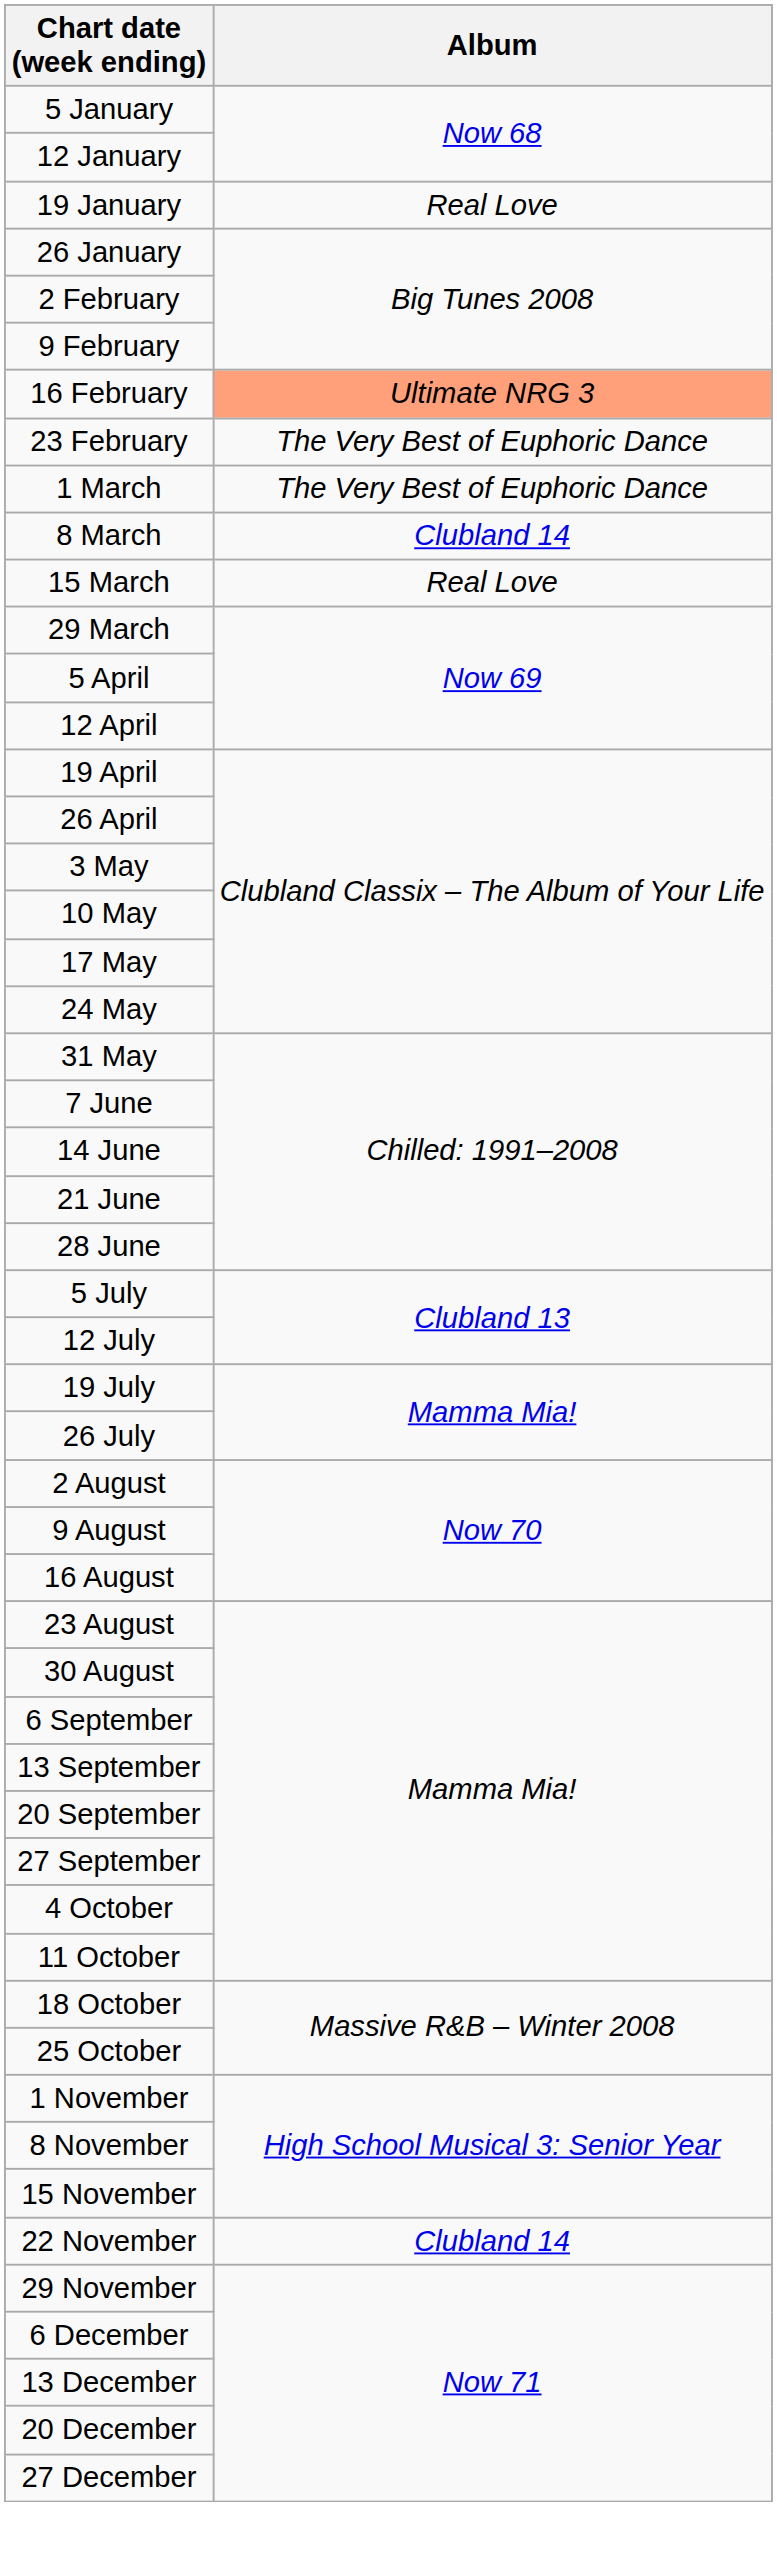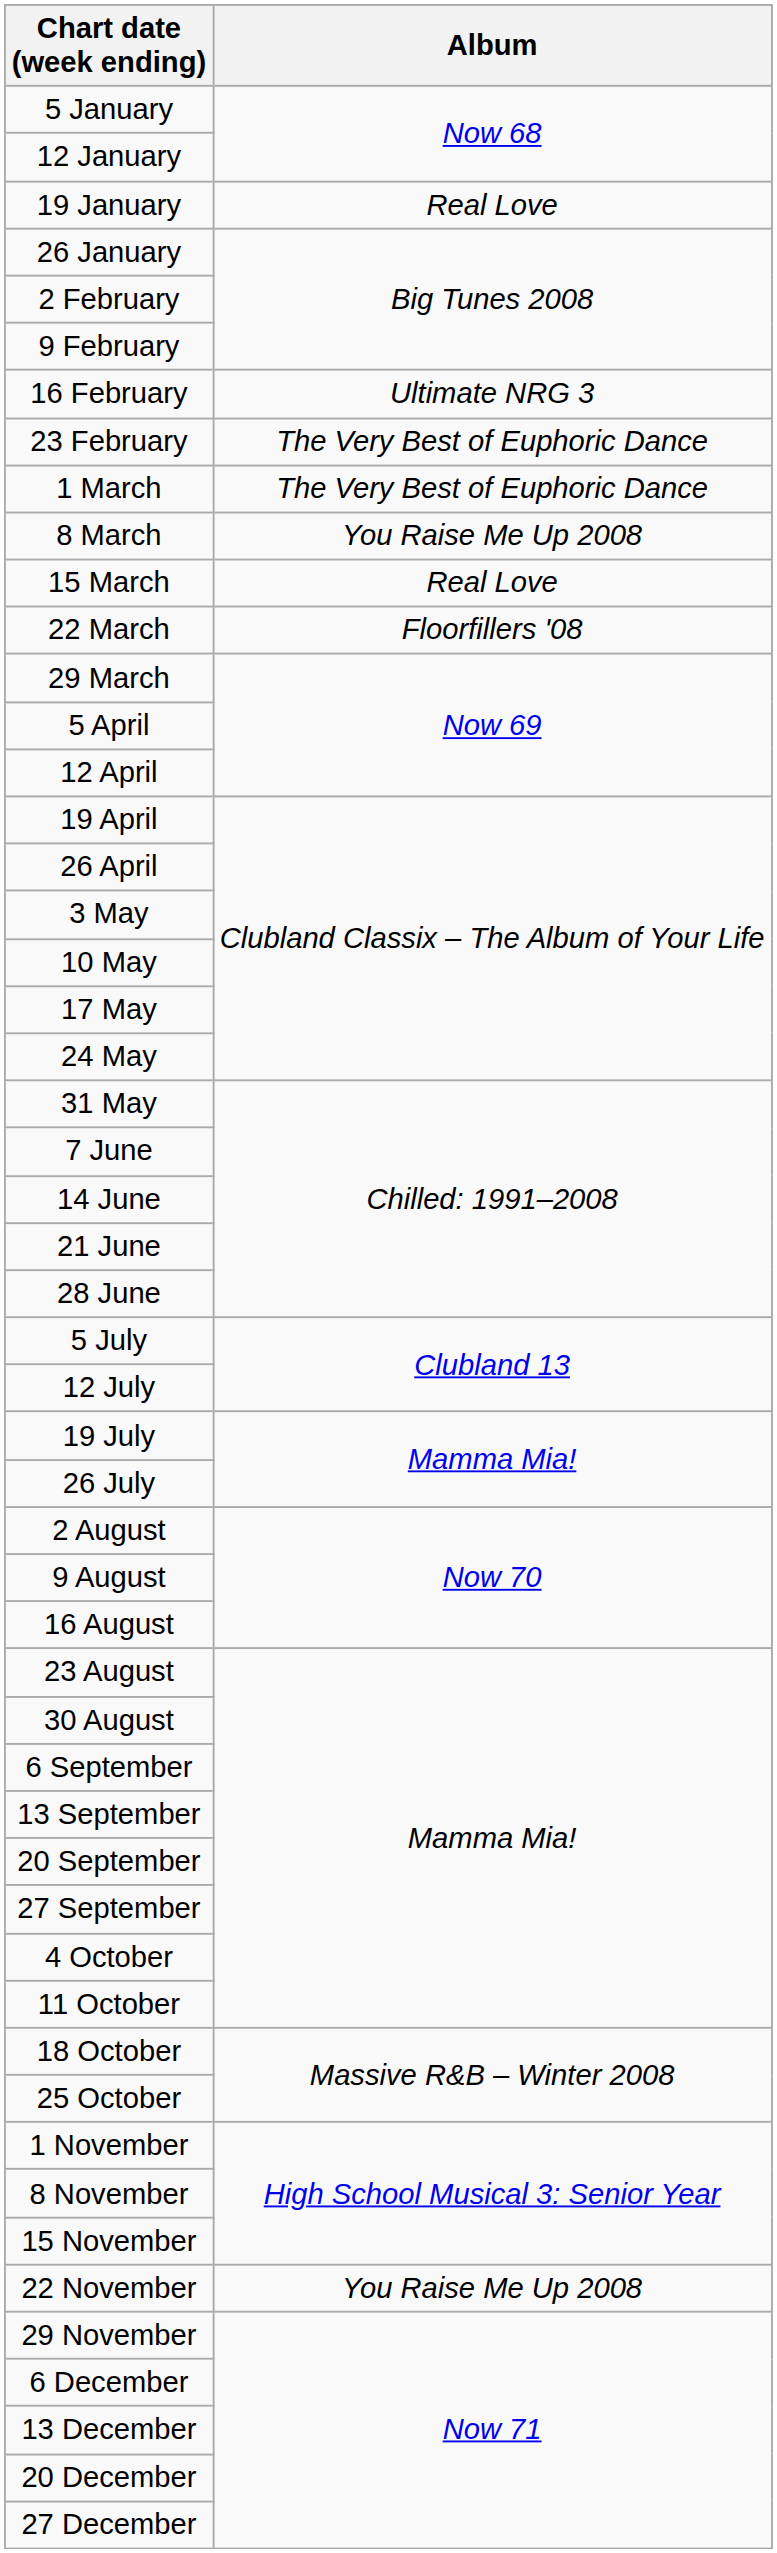(492, 392) lightsalmon background -> (492, 392) no background
(492, 535) Clubland 14 -> (492, 535) You Raise Me Up 2008
+ row: (109, 629)
(492, 2239) Clubland 14 -> (492, 2287) You Raise Me Up 2008
